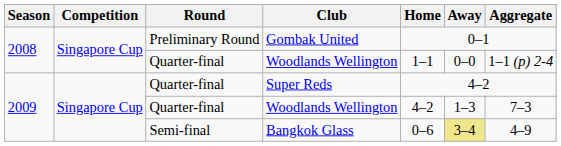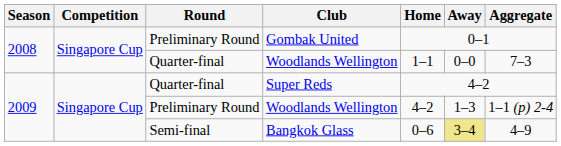(521, 61) 1–1 (p) 2-4 -> (521, 61) 7–3
(187, 107) Quarter-final -> (204, 107) Preliminary Round
(521, 107) 7–3 -> (521, 107) 1–1 (p) 2-4
